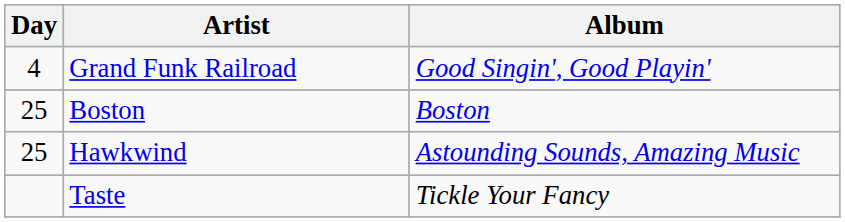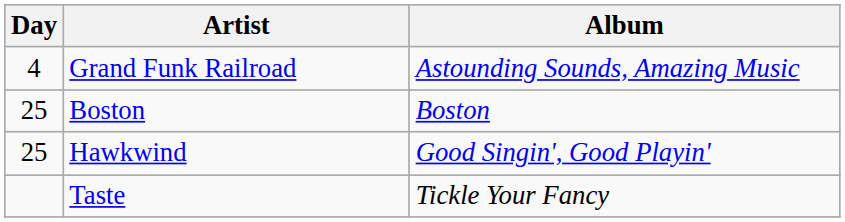(563, 68) Good Singin', Good Playin' -> (608, 68) Astounding Sounds, Amazing Music
(608, 152) Astounding Sounds, Amazing Music -> (563, 152) Good Singin', Good Playin'
